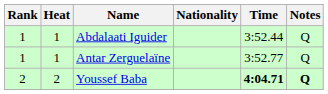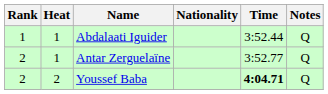(23, 57) 1 -> (23, 57) 2
(305, 79) bold -> (305, 79) normal
